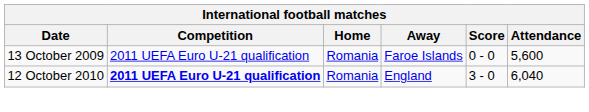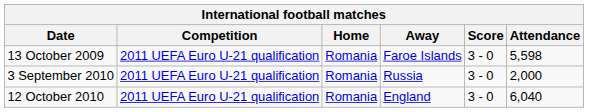(482, 55) 0 - 0 -> (481, 55) 3 - 0
(527, 55) 5,600 -> (526, 55) 5,598
+ row: (61, 76)
(215, 76) bold -> (220, 96) normal
